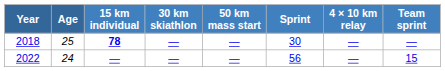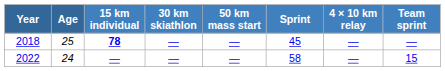(295, 42) 30 -> (295, 42) 45
(295, 59) 56 -> (295, 59) 58
